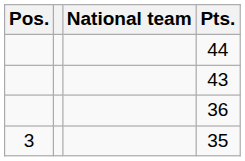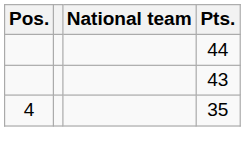- row: (218, 110)
(29, 140) 3 -> (29, 110) 4
